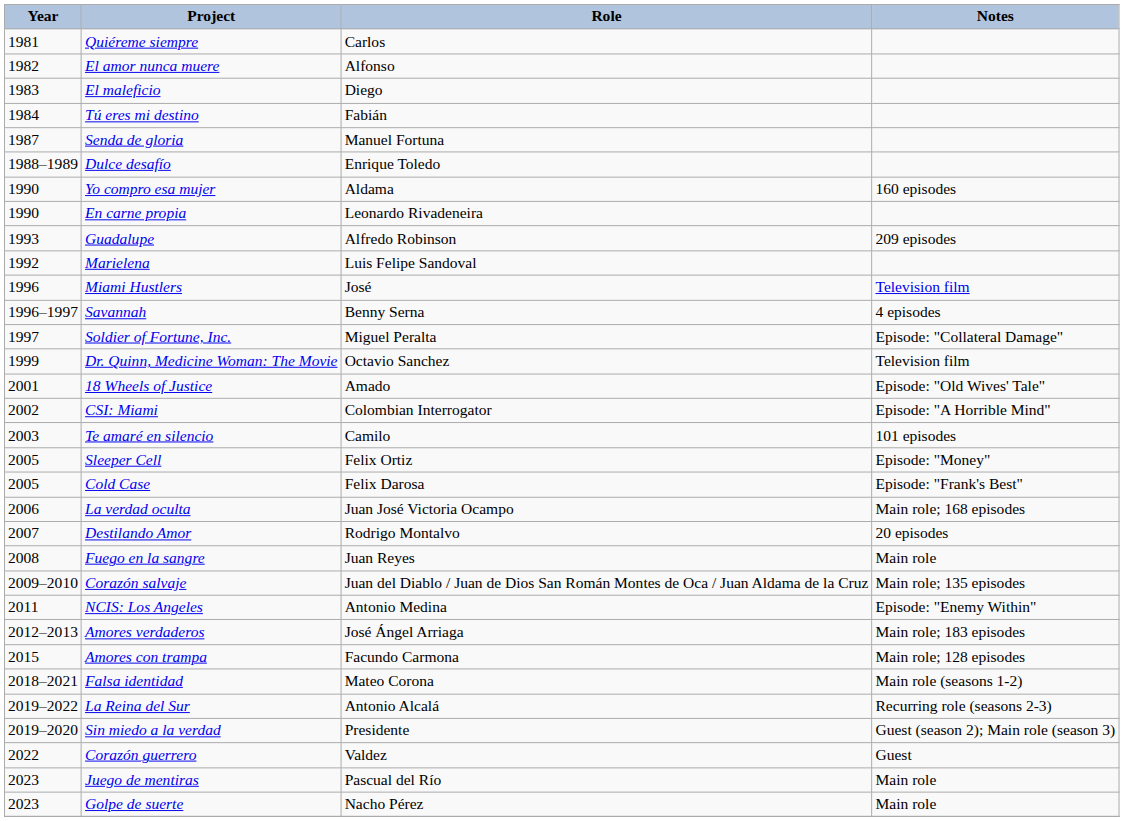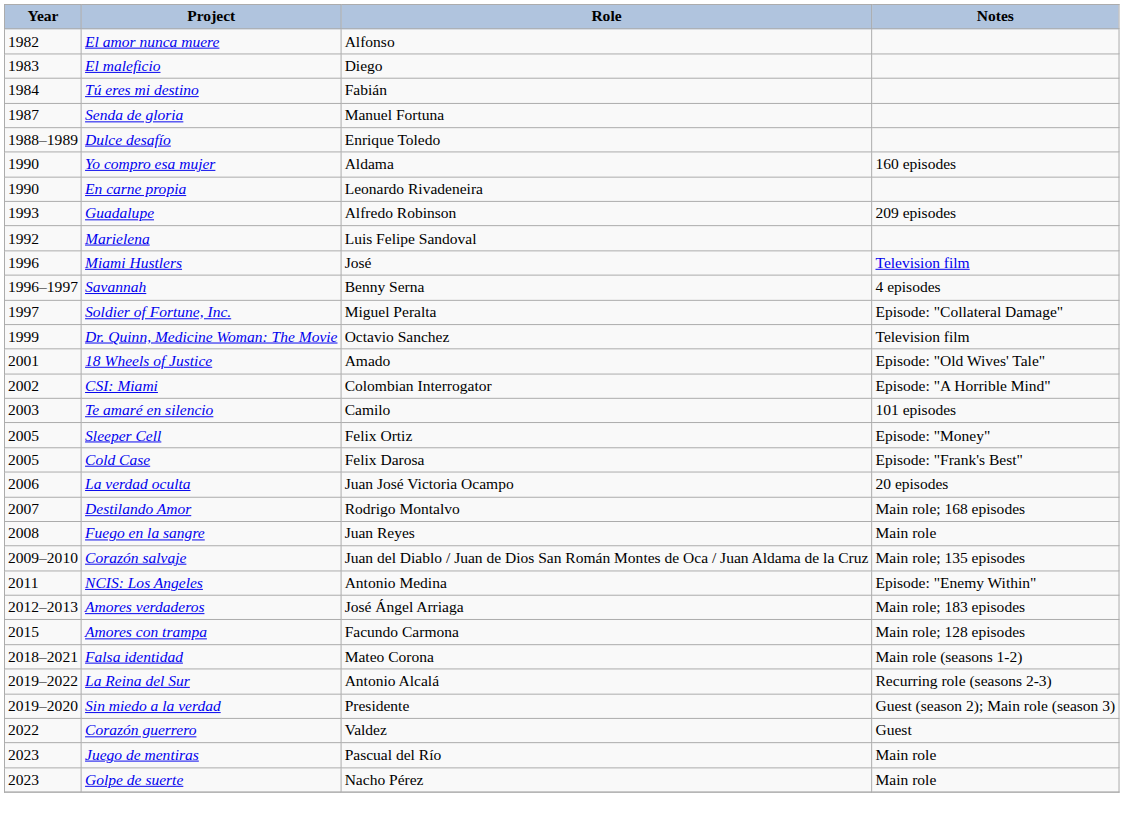- row: (142, 41)
(950, 509) Main role; 168 episodes -> (912, 484) 20 episodes
(912, 533) 20 episodes -> (950, 509) Main role; 168 episodes
